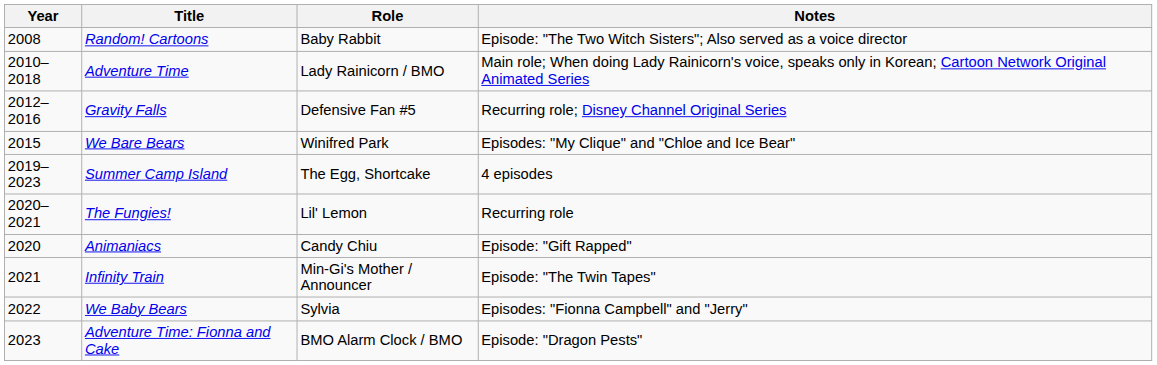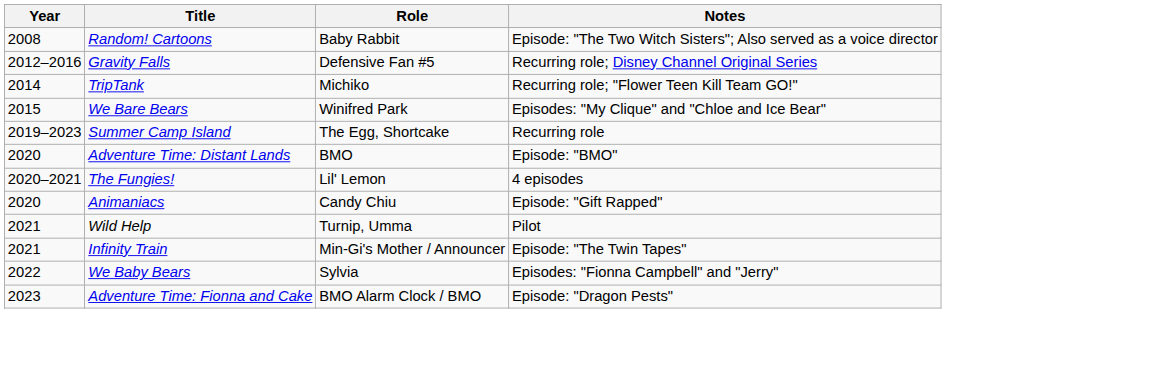- row: (137, 71)
+ row: (116, 86)
(517, 174) 4 episodes -> (558, 132) Recurring role
+ row: (189, 156)
(528, 214) Recurring role -> (548, 179) 4 episodes
+ row: (120, 226)
